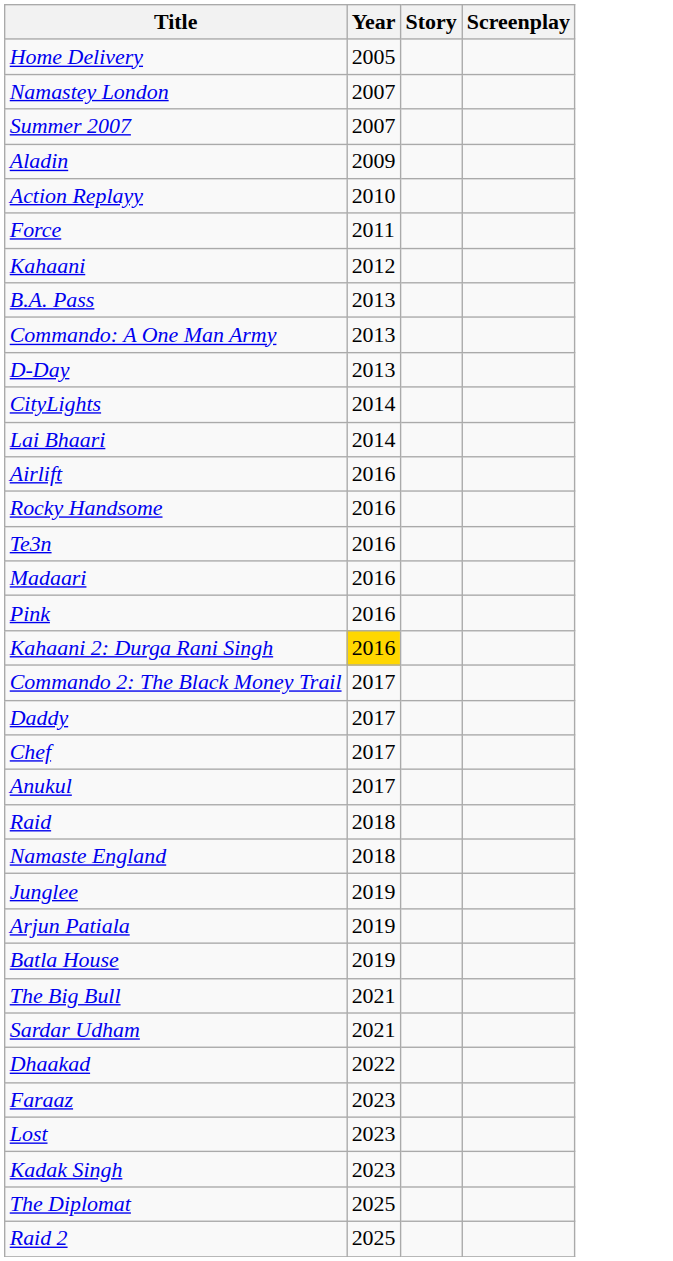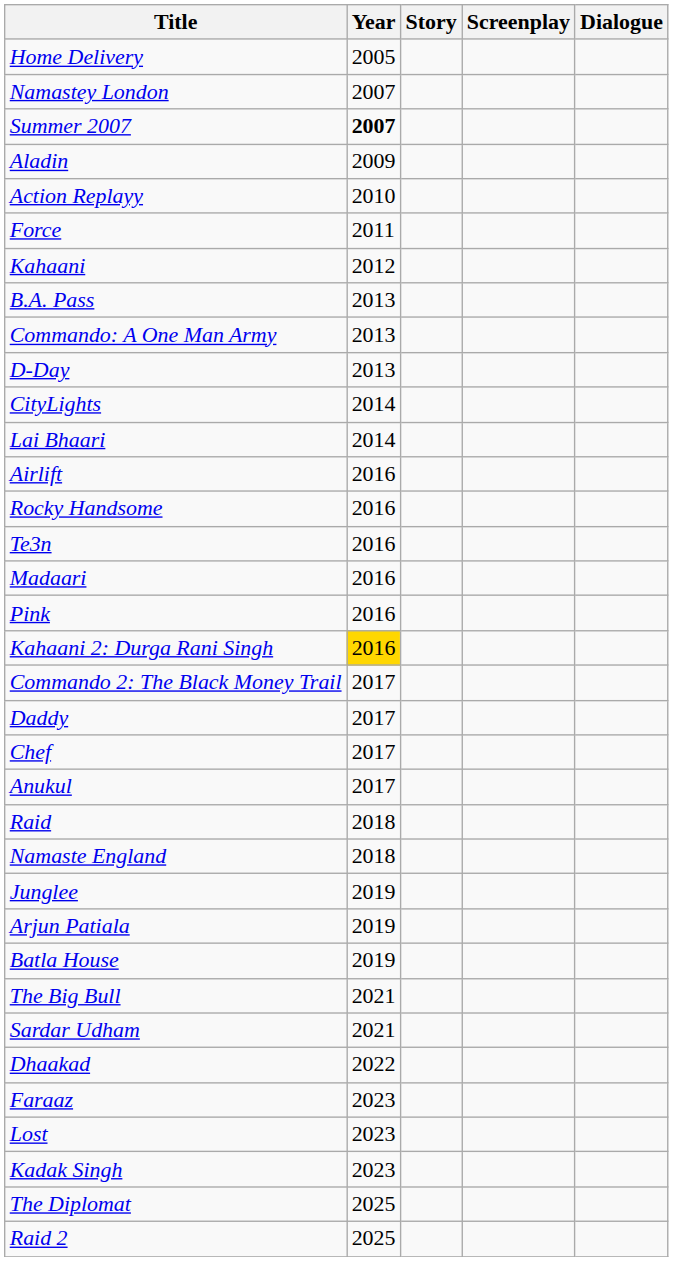+ column: (621, 21)
(374, 126) normal -> (374, 126) bold
